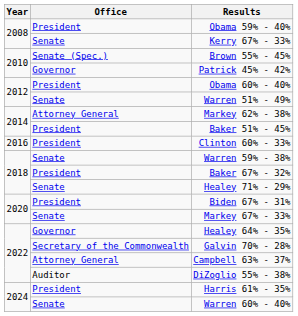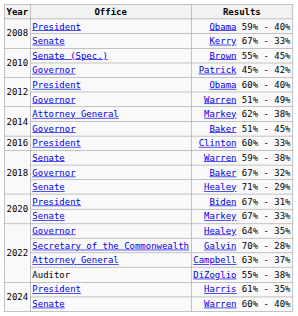(49, 99) Senate -> (54, 99) Governor
(57, 129) President -> (54, 129) Governor
(57, 172) President -> (54, 172) Governor
